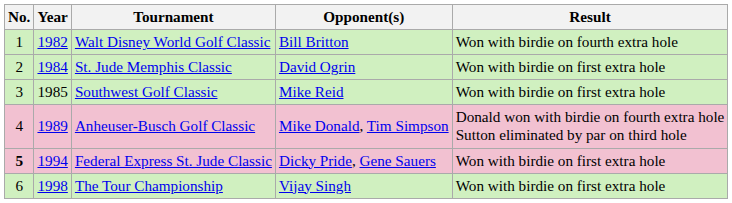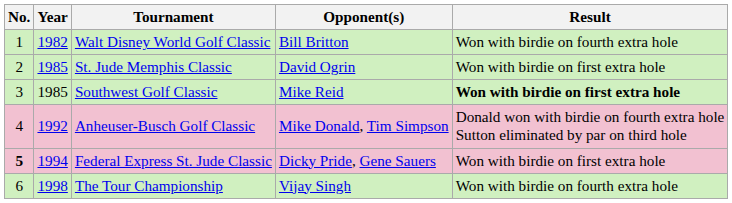(53, 67) 1984 -> (53, 67) 1985
(561, 92) normal -> (568, 92) bold
(53, 126) 1989 -> (53, 126) 1992
(561, 185) Won with birdie on first extra hole -> (567, 185) Won with birdie on fourth extra hole
